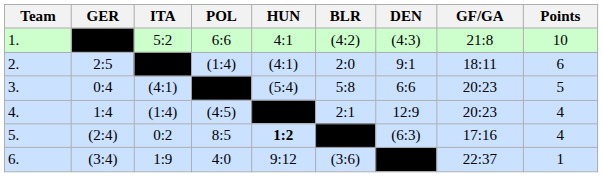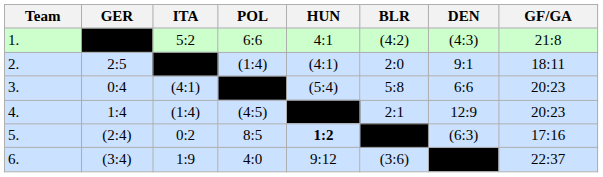- column: (560, 16)
